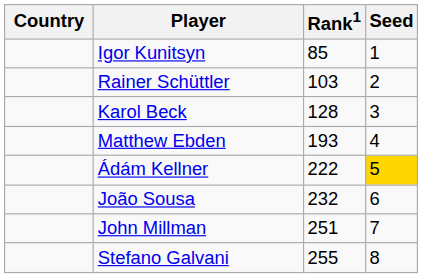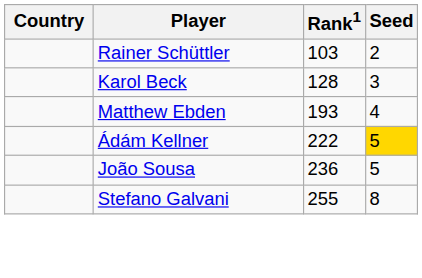- row: (151, 53)
(323, 199) 232 -> (323, 169) 236
(375, 199) 6 -> (375, 169) 5
- row: (152, 228)
